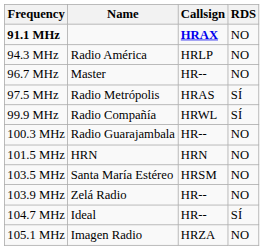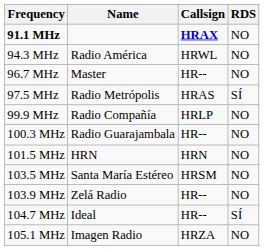(197, 54) HRLP -> (199, 54) HRWL
(199, 114) HRWL -> (197, 114) HRLP
(236, 114) SÍ -> (240, 114) NO
